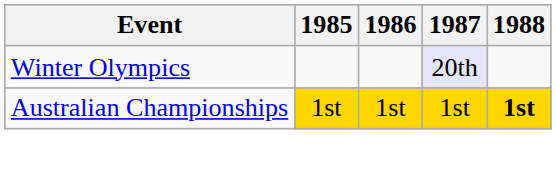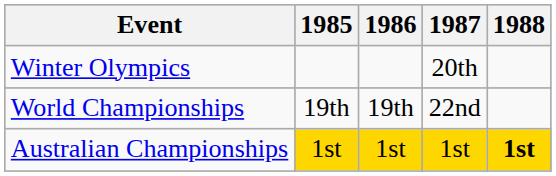(455, 66) lavender background -> (455, 66) no background
+ row: (127, 107)
